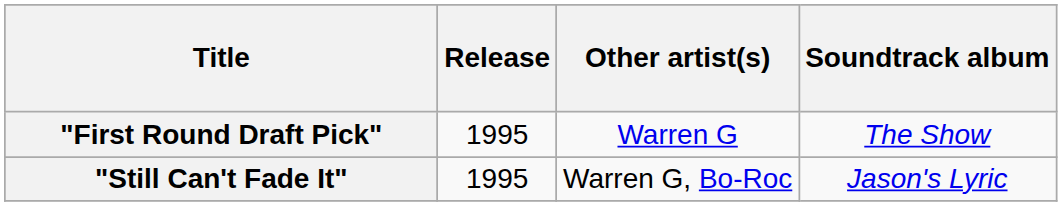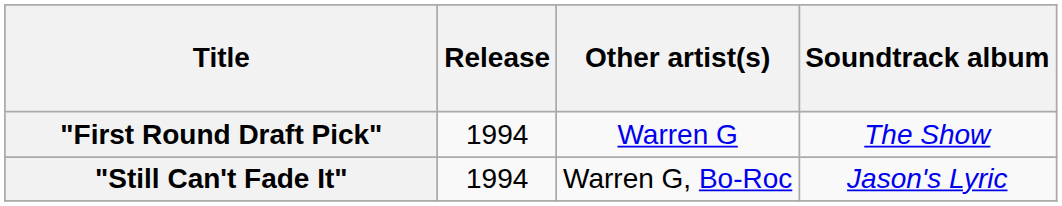(497, 134) 1995 -> (497, 134) 1994
(497, 178) 1995 -> (497, 178) 1994
